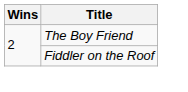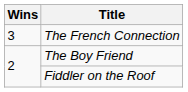+ row: (112, 35)
